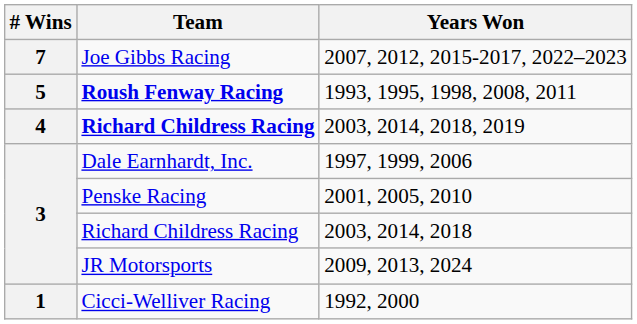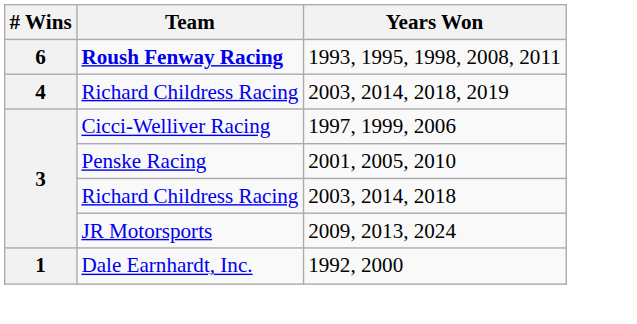- row: (476, 56)
(41, 91) 5 -> (41, 56) 6
(198, 126) bold -> (190, 91) normal
(167, 161) Dale Earnhardt, Inc. -> (176, 126) Cicci-Welliver Racing
(176, 300) Cicci-Welliver Racing -> (167, 265) Dale Earnhardt, Inc.
